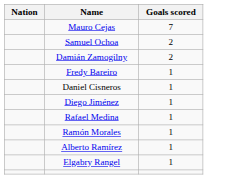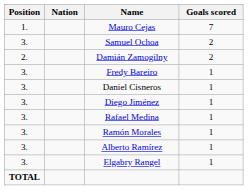+ column: (24, 12)
